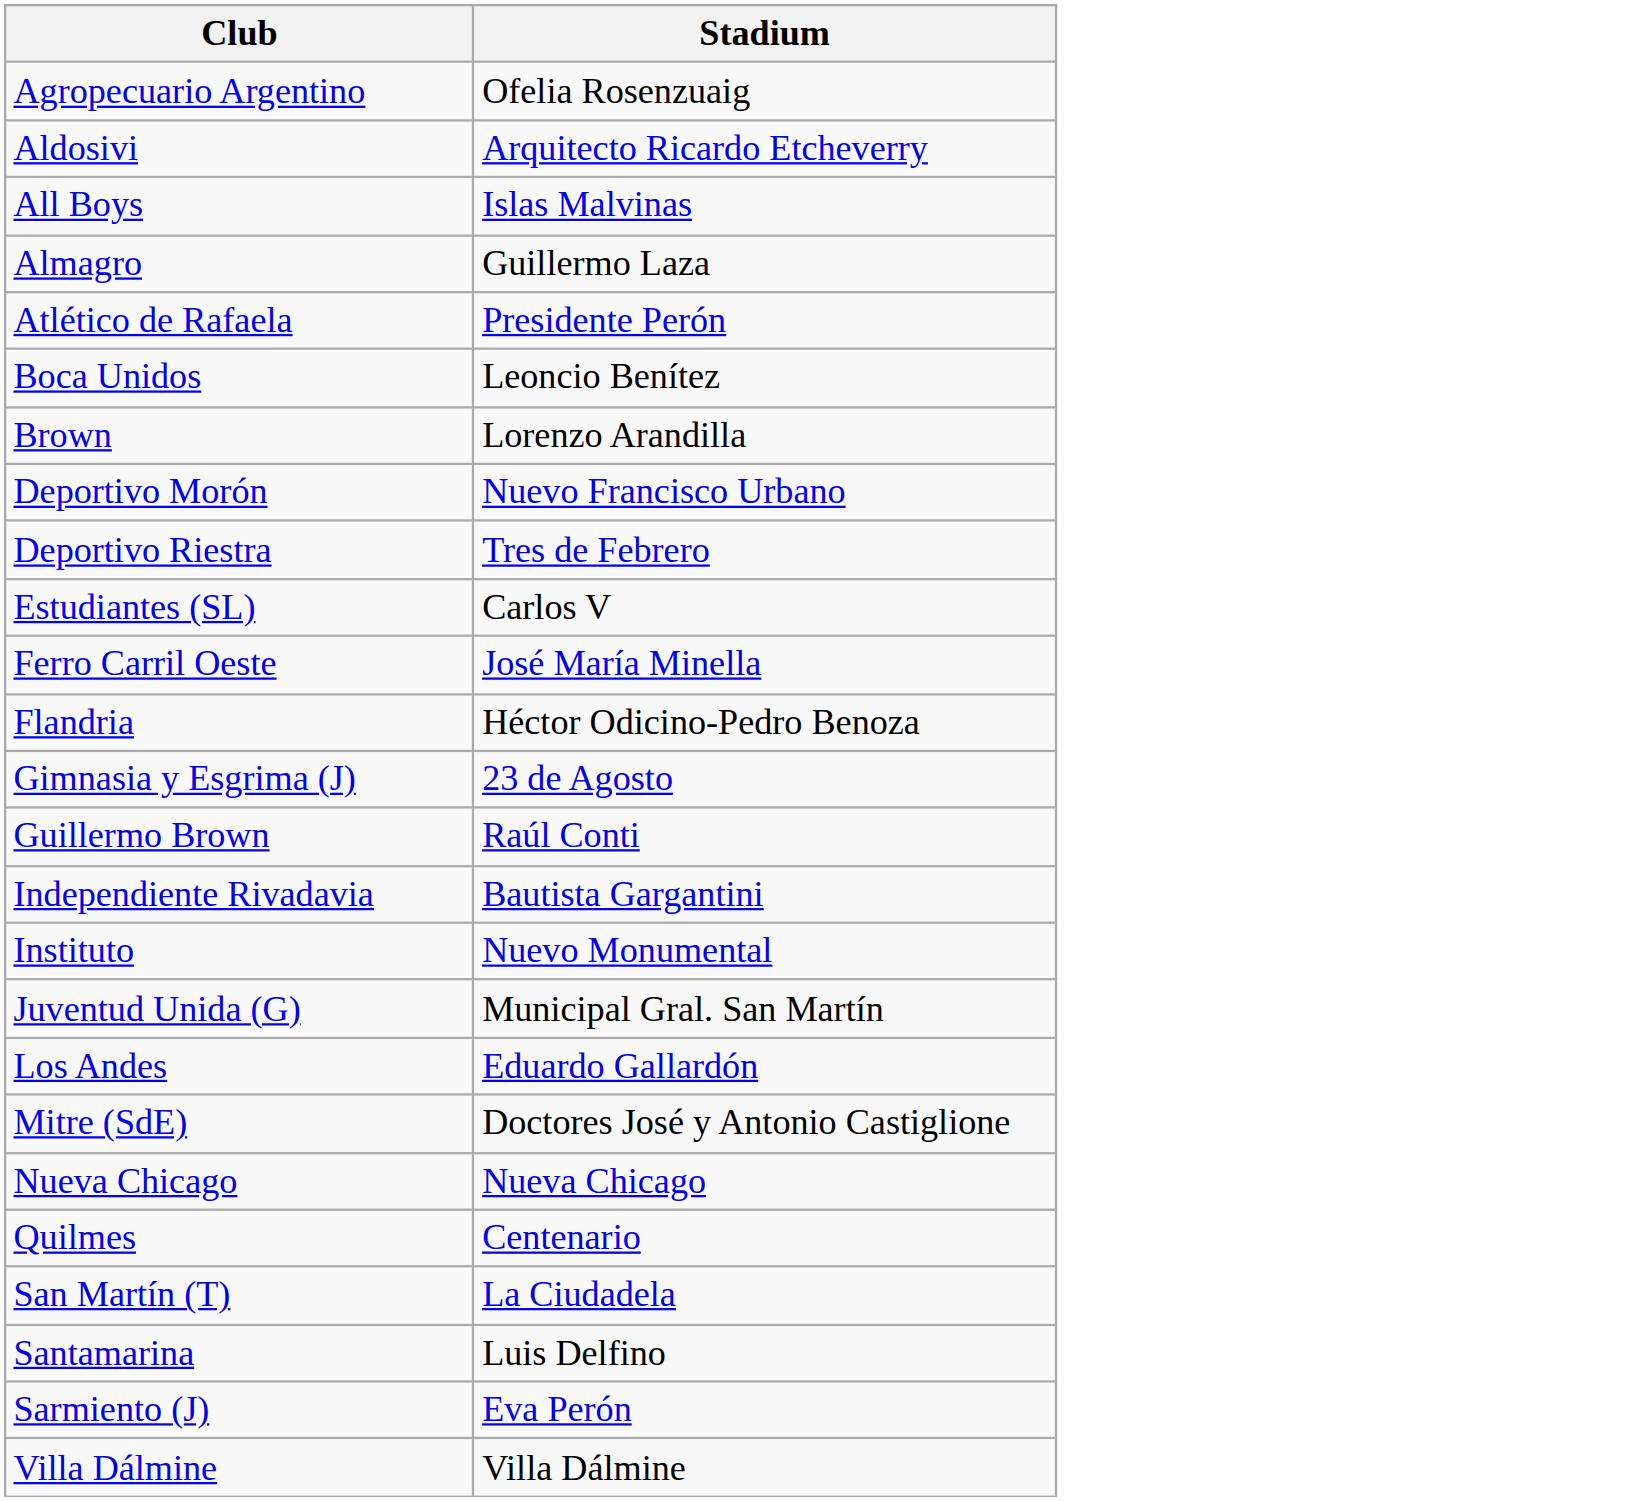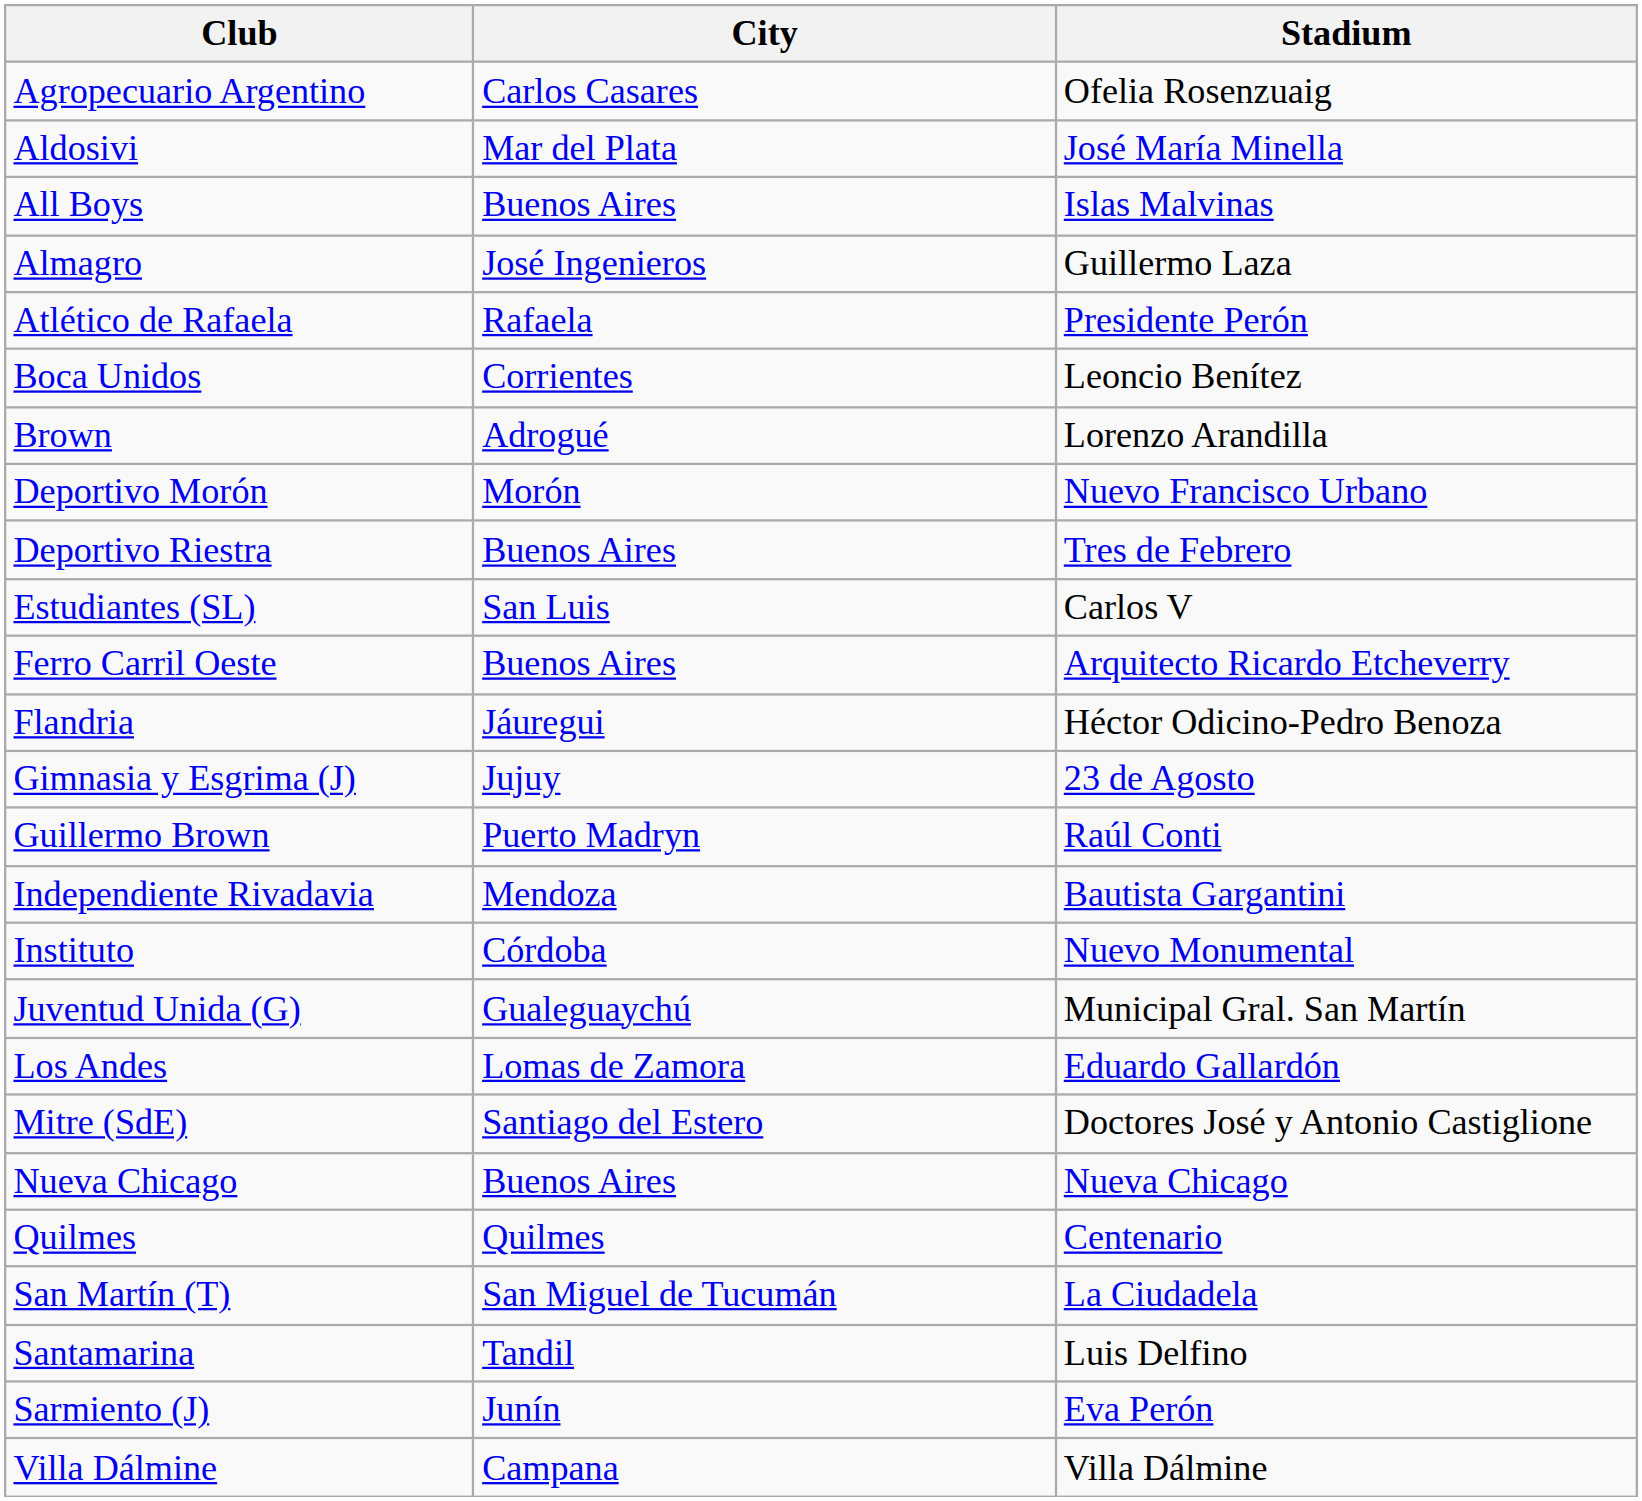+ column: (765, 33)
(705, 147) Arquitecto Ricardo Etcheverry -> (1203, 147) José María Minella
(622, 663) José María Minella -> (1287, 663) Arquitecto Ricardo Etcheverry
